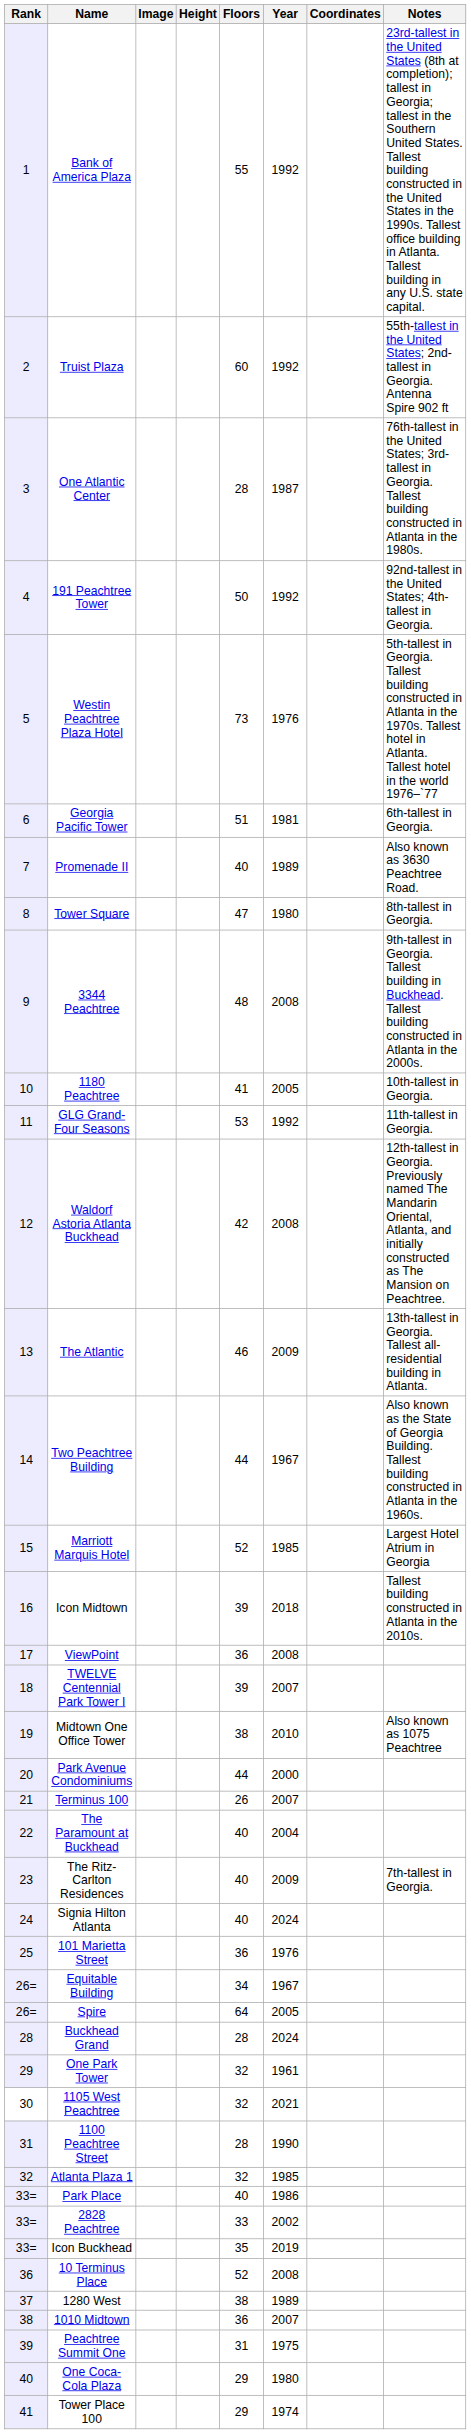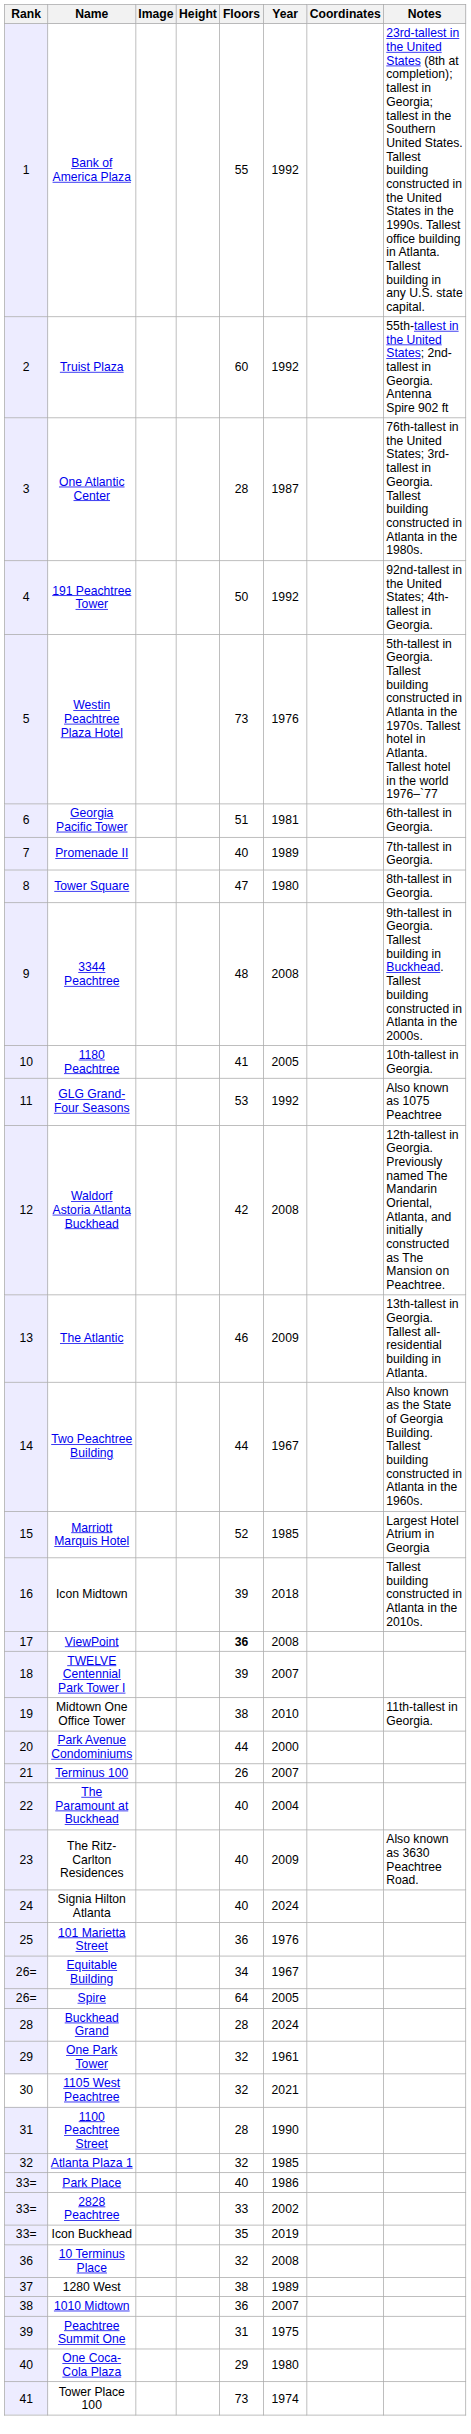(417, 867) Also known as 3630 Peachtree Road. -> (419, 853) 7th-tallest in Georgia.
(422, 1122) 11th-tallest in Georgia. -> (417, 1101) Also known as 1075 Peachtree
(242, 1655) normal -> (242, 1641) bold
(417, 1734) Also known as 1075 Peachtree -> (422, 1714) 11th-tallest in Georgia.
(419, 1880) 7th-tallest in Georgia. -> (417, 1859) Also known as 3630 Peachtree Road.
(242, 2274) 52 -> (242, 2261) 32
(242, 2412) 29 -> (242, 2398) 73
